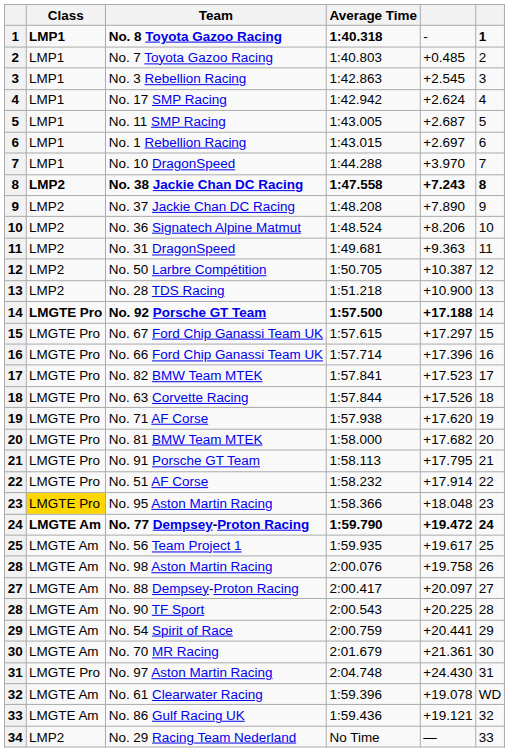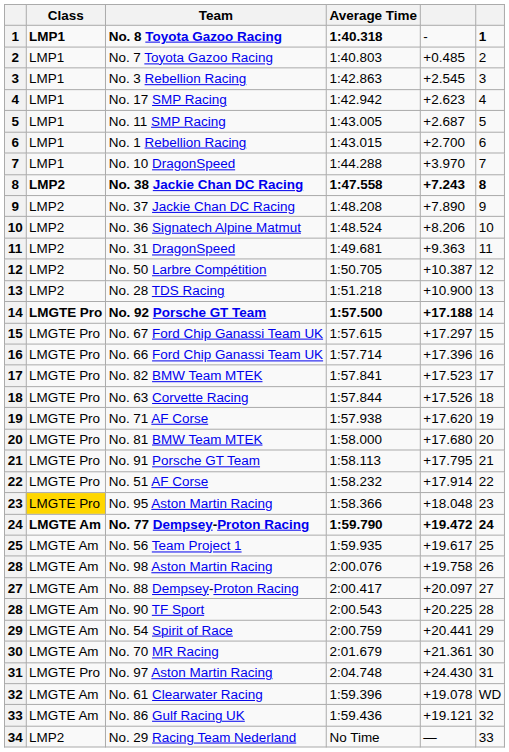(444, 100) +2.624 -> (444, 100) +2.623
(444, 142) +2.697 -> (444, 142) +2.700
(448, 439) +17.682 -> (448, 439) +17.680
